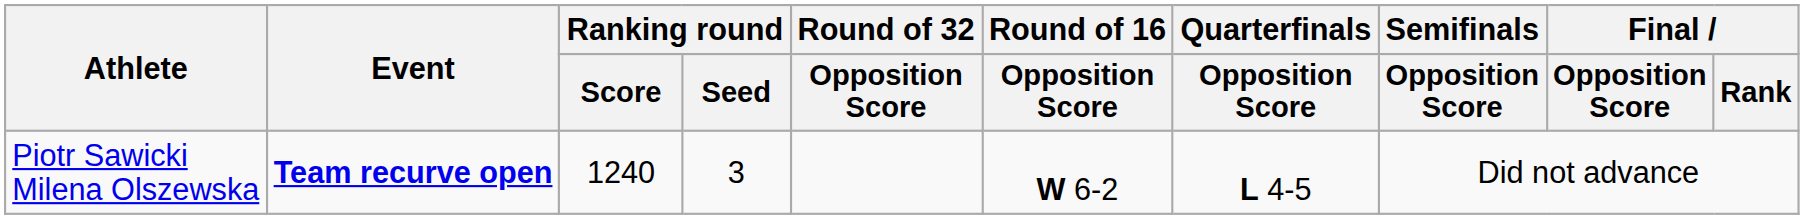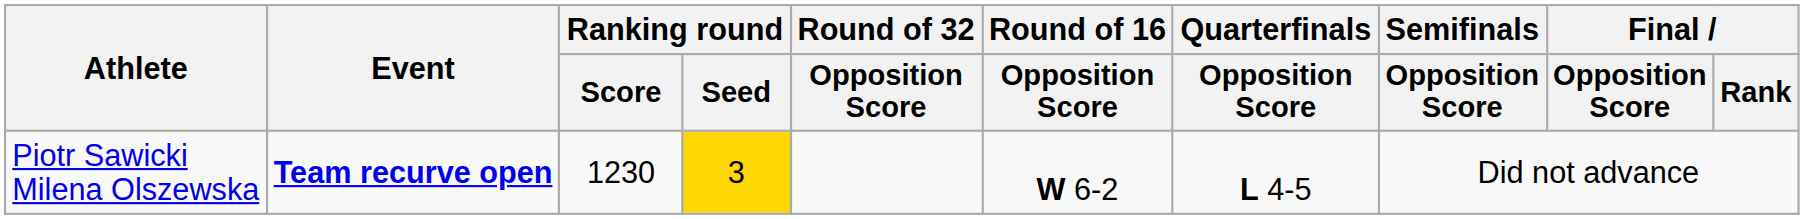(621, 173) 1240 -> (621, 173) 1230
(736, 173) no background -> (736, 173) gold background
